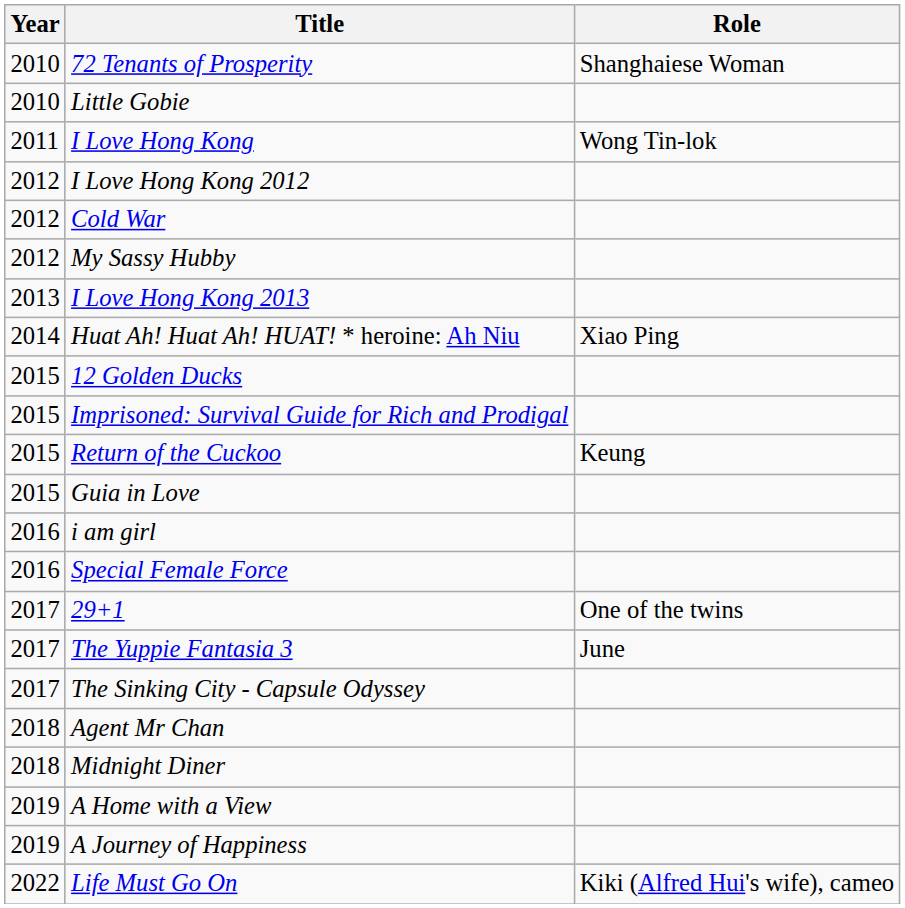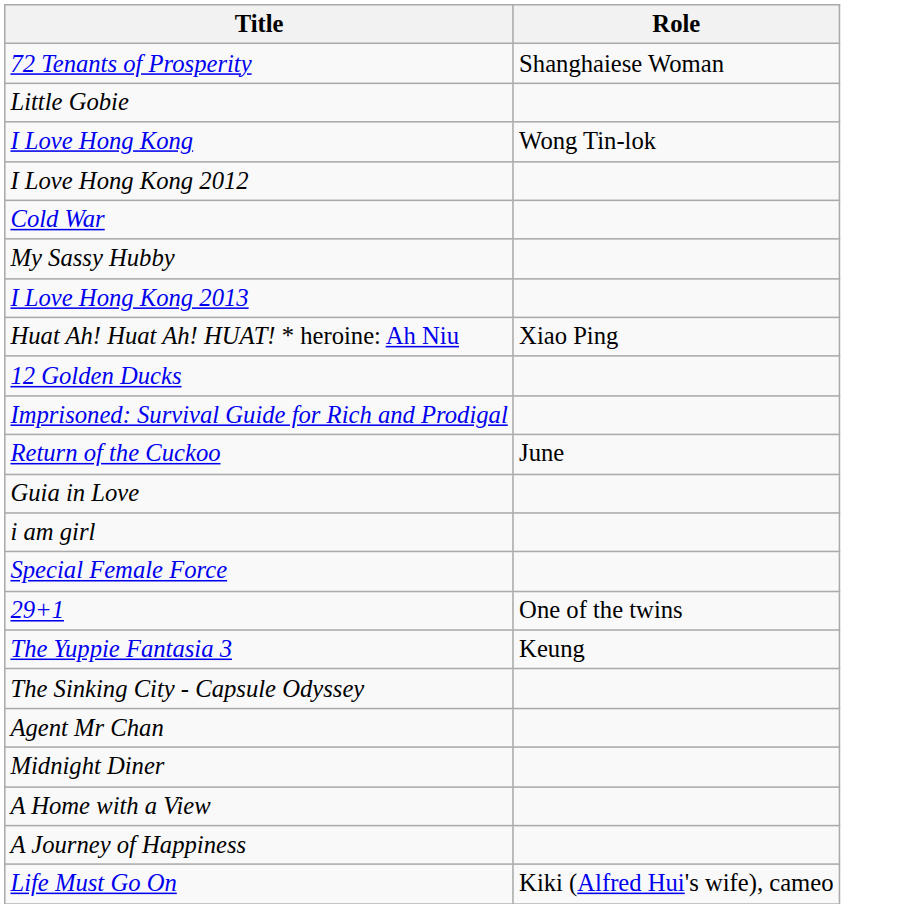- column: (35, 24)
(613, 453) Keung -> (542, 453) June
(602, 649) June -> (552, 649) Keung
